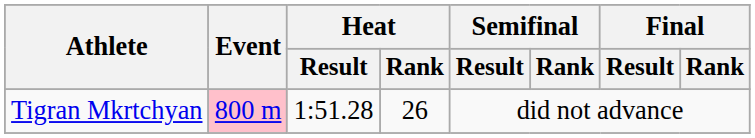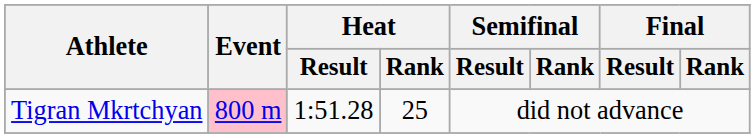(415, 111) 26 -> (415, 111) 25
